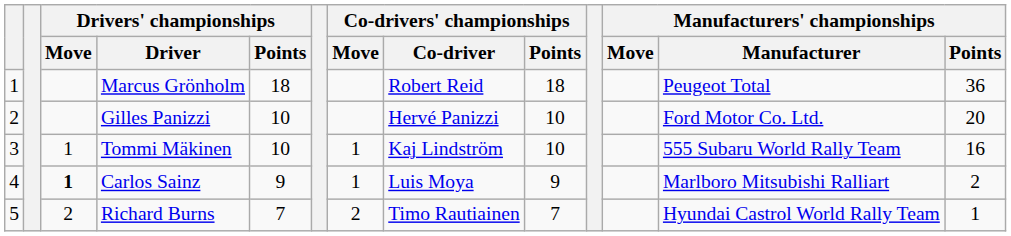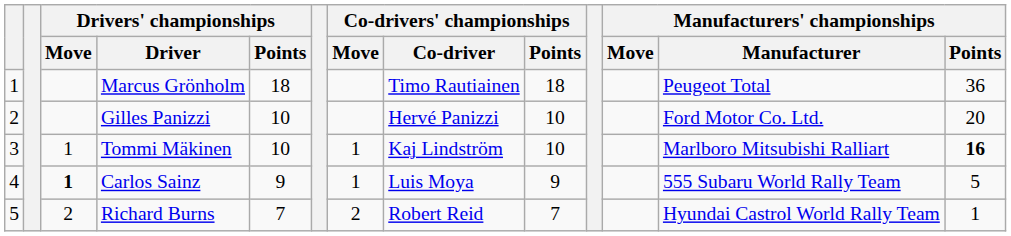(436, 84) Robert Reid -> (454, 84) Timo Rautiainen
(782, 149) 555 Subaru World Rally Team -> (776, 149) Marlboro Mitsubishi Ralliart
(975, 149) normal -> (975, 149) bold
(776, 181) Marlboro Mitsubishi Ralliart -> (782, 181) 555 Subaru World Rally Team
(975, 181) 2 -> (975, 181) 5
(454, 214) Timo Rautiainen -> (436, 214) Robert Reid
